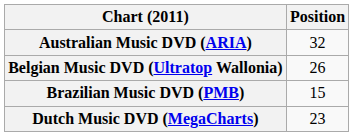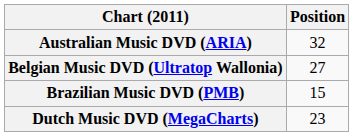(318, 67) 26 -> (318, 67) 27
